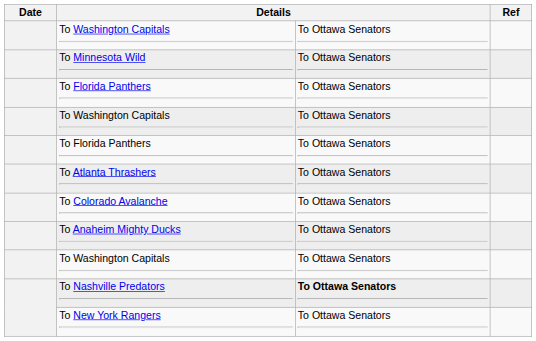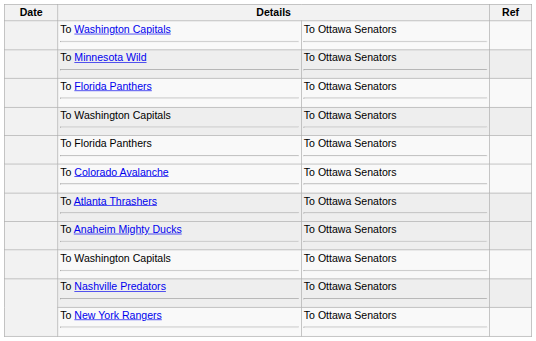rows swapped: (31, 179) <-> (31, 207)
(393, 290) bold -> (395, 290) normal
